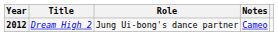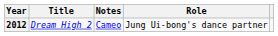columns swapped: (167, 11) <-> (255, 11)
